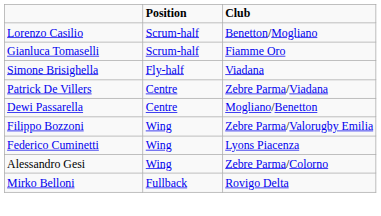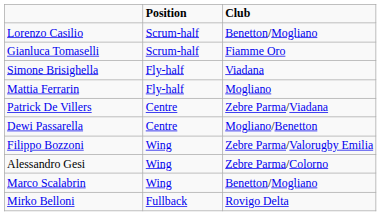+ row: (43, 88)
- row: (53, 145)
+ row: (46, 182)
